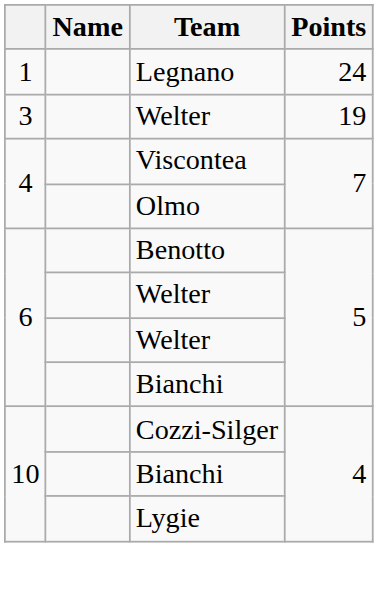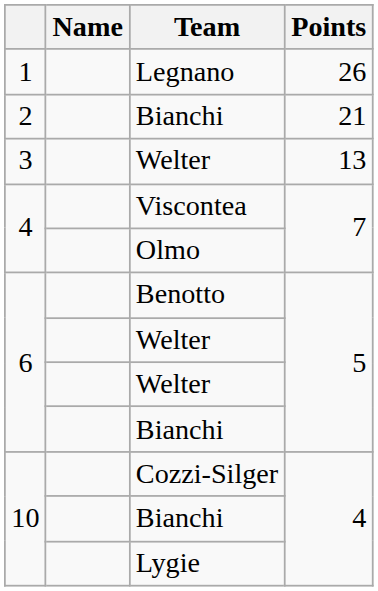(352, 71) 24 -> (352, 71) 26
+ row: (25, 116)
(352, 116) 19 -> (352, 160) 13
